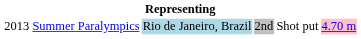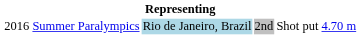(17, 26) 2013 -> (17, 26) 2016
(339, 26) pink background -> (339, 26) no background
